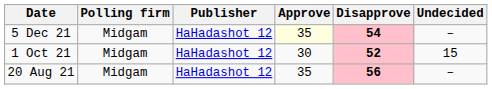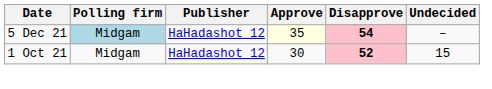(125, 33) no background -> (118, 33) lightblue background
- row: (41, 73)
